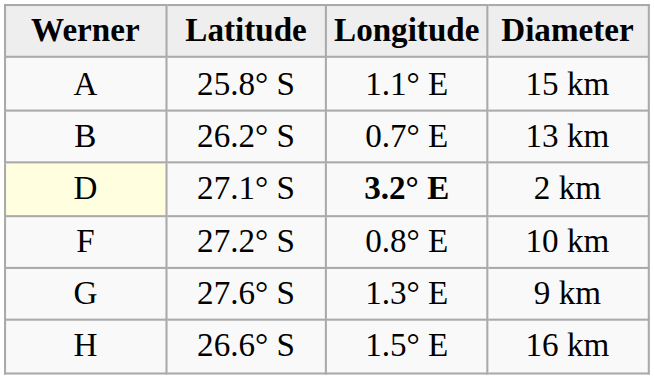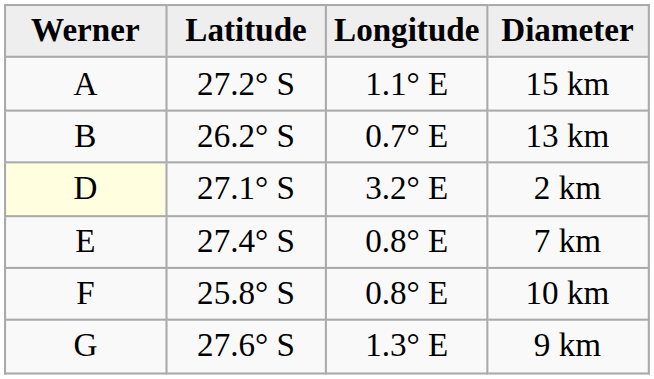(246, 83) 25.8° S -> (246, 83) 27.2° S
(407, 188) bold -> (407, 188) normal
+ row: (567, 240)
(246, 240) 27.2° S -> (246, 293) 25.8° S
- row: (567, 345)
